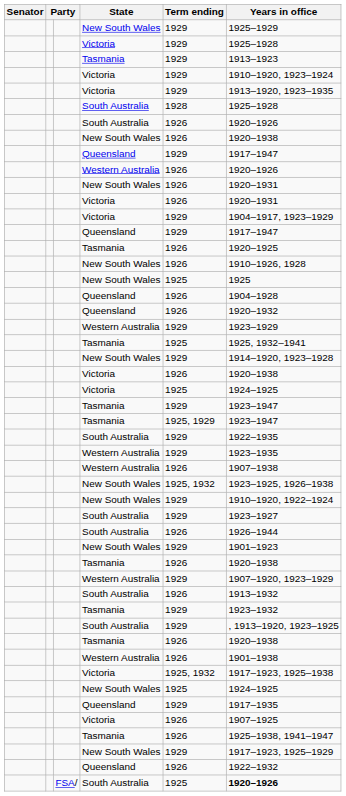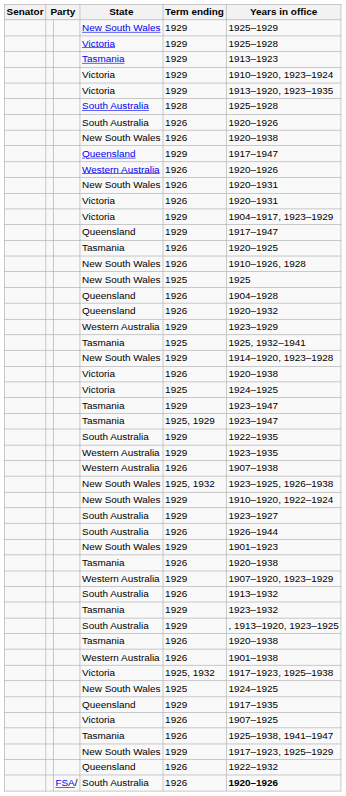(176, 783) 1925 -> (176, 783) 1926
